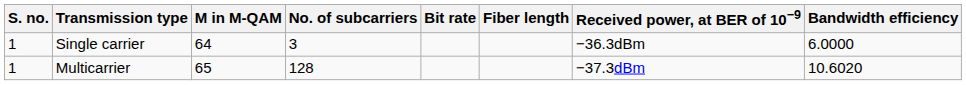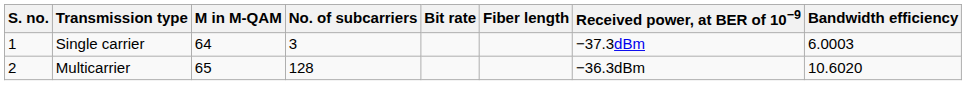(611, 44) −36.3dBm -> (611, 44) −37.3dBm
(831, 44) 6.0000 -> (831, 44) 6.0003
(12, 68) 1 -> (12, 68) 2
(611, 68) −37.3dBm -> (611, 68) −36.3dBm
